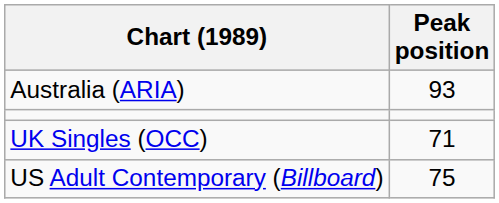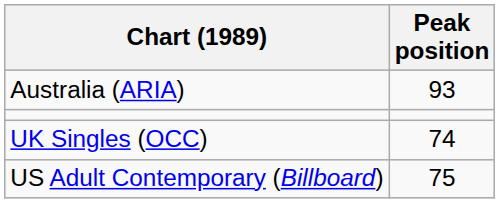(442, 139) 71 -> (442, 139) 74
